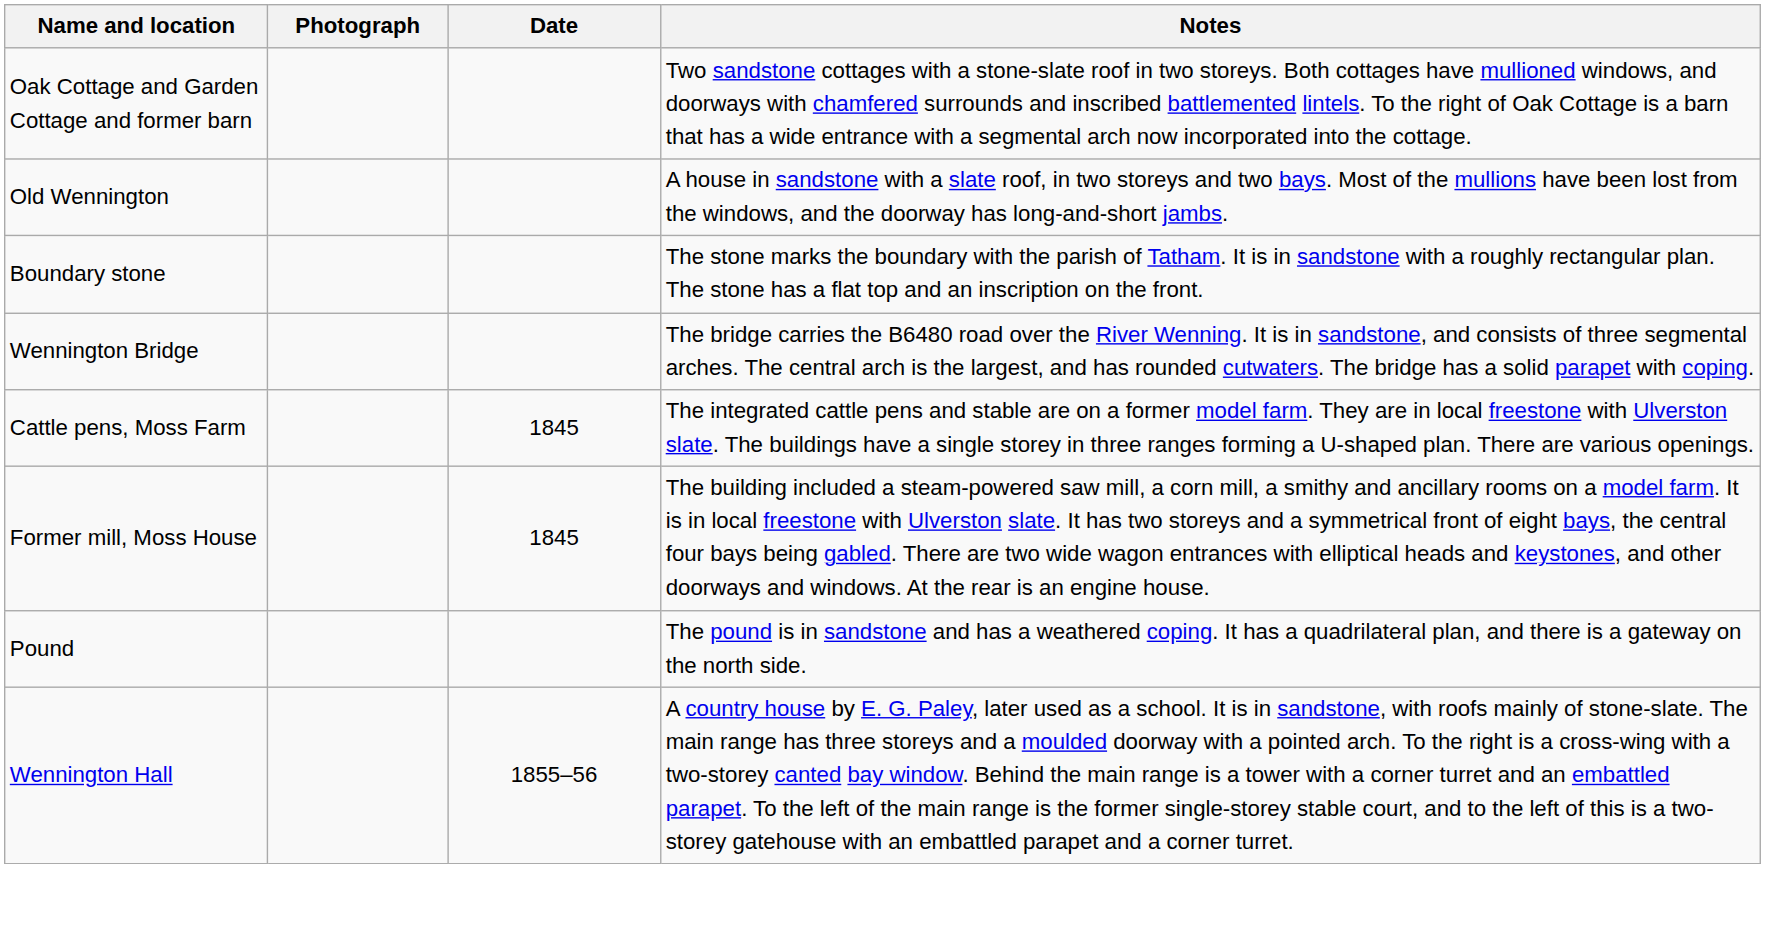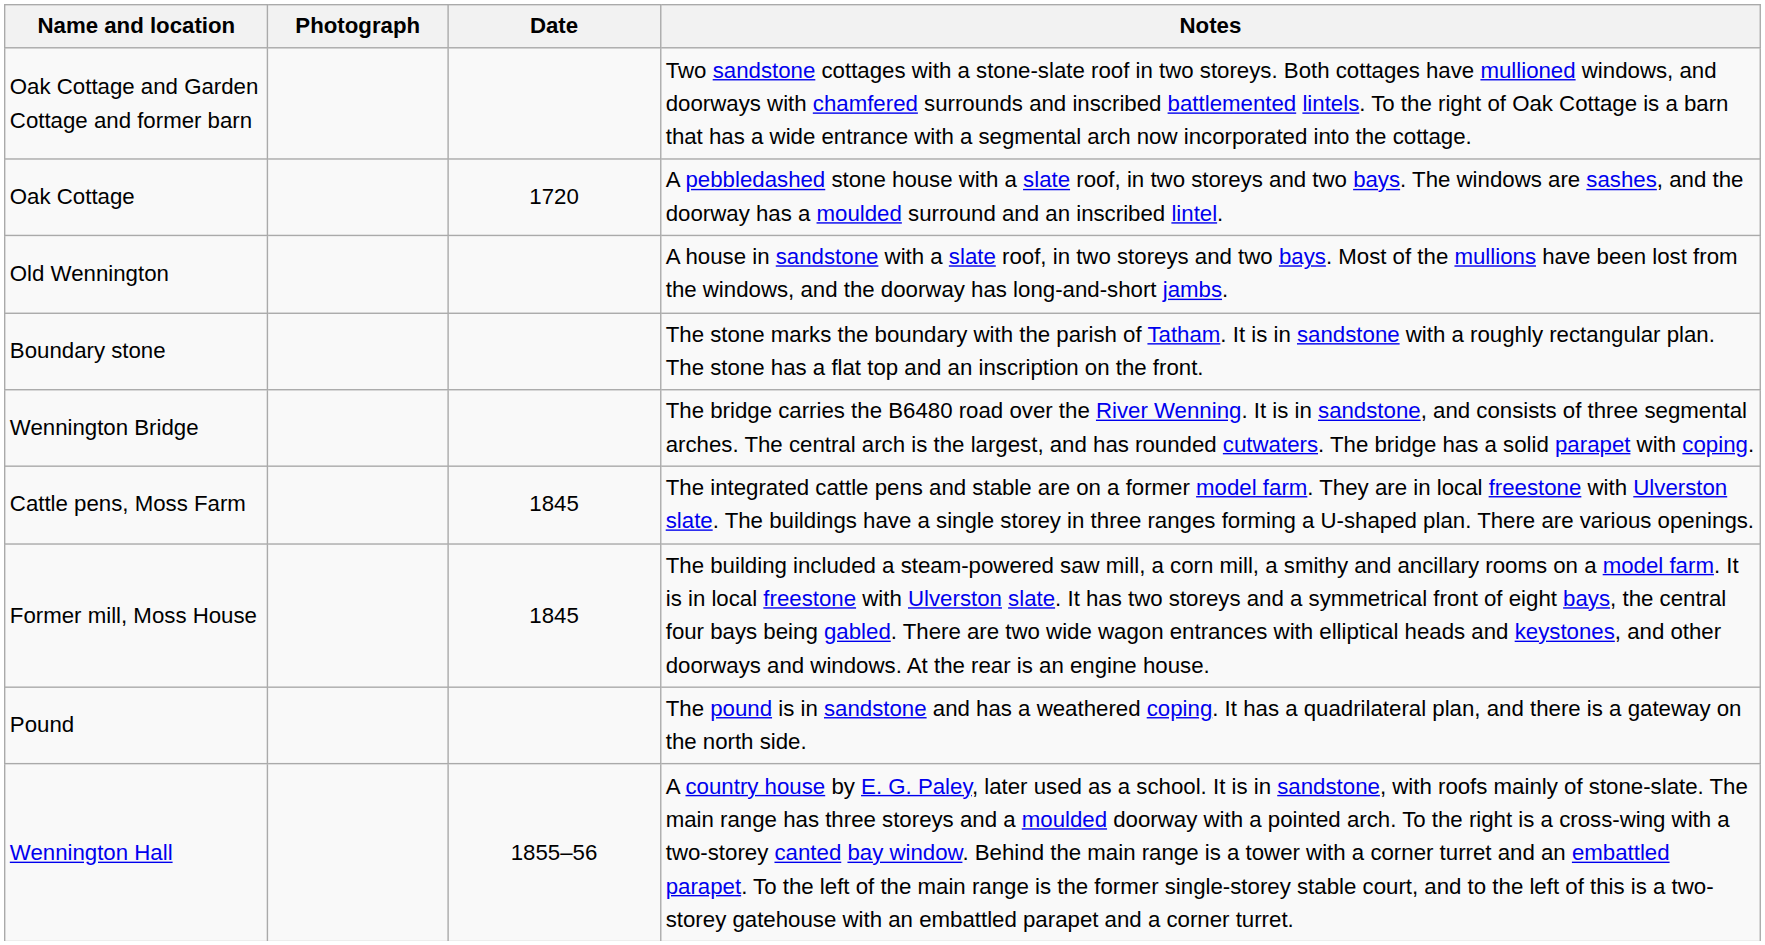+ row: (72, 196)
